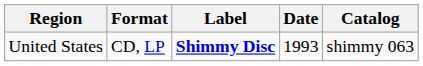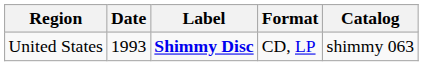columns swapped: (301, 18) <-> (139, 18)
